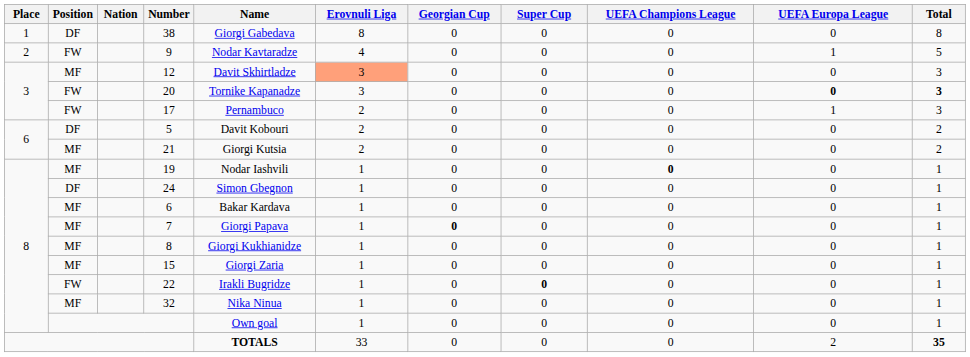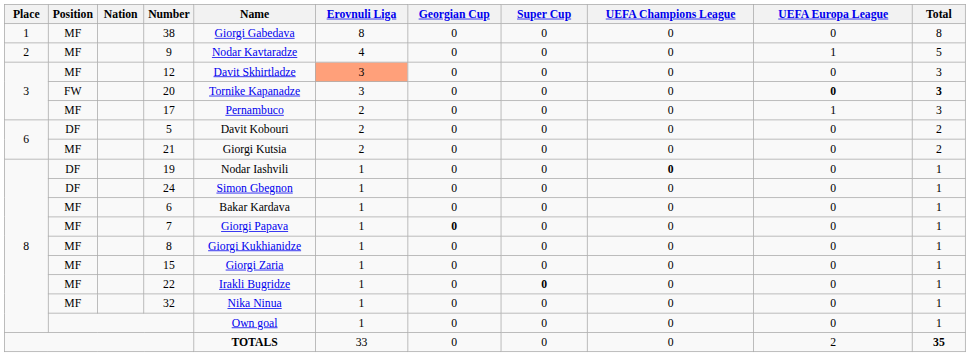(73, 33) DF -> (73, 33) MF
(73, 52) FW -> (73, 52) MF
(73, 110) FW -> (73, 110) MF
(73, 168) MF -> (73, 168) DF
(73, 284) FW -> (73, 284) MF
